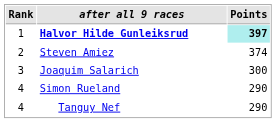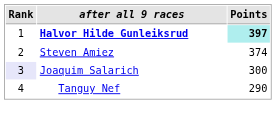(21, 71) no background -> (21, 71) lavender background
- row: (80, 89)
